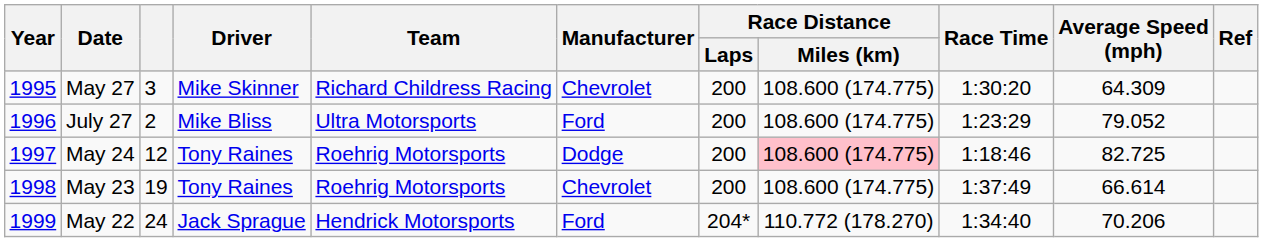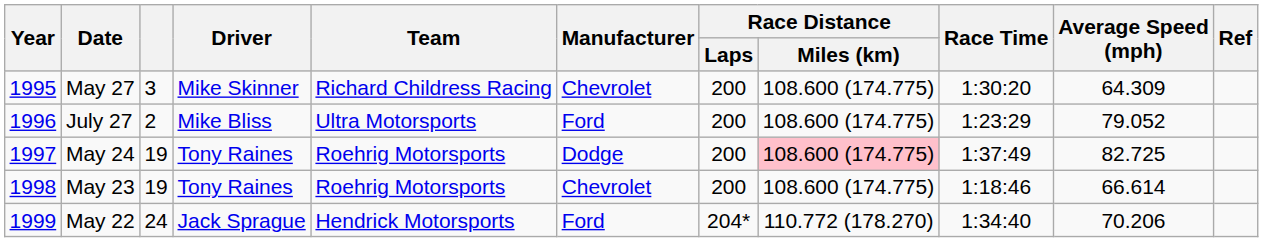(156, 154) 12 -> (156, 154) 19
(996, 154) 1:18:46 -> (996, 154) 1:37:49
(996, 188) 1:37:49 -> (996, 188) 1:18:46
